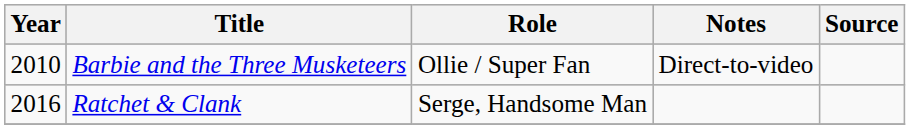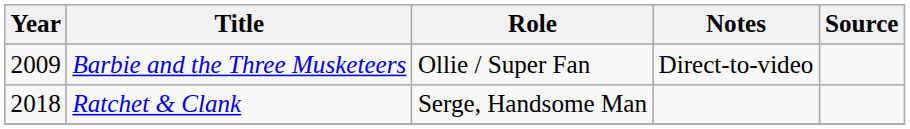(36, 64) 2010 -> (36, 64) 2009
(36, 104) 2016 -> (36, 104) 2018
